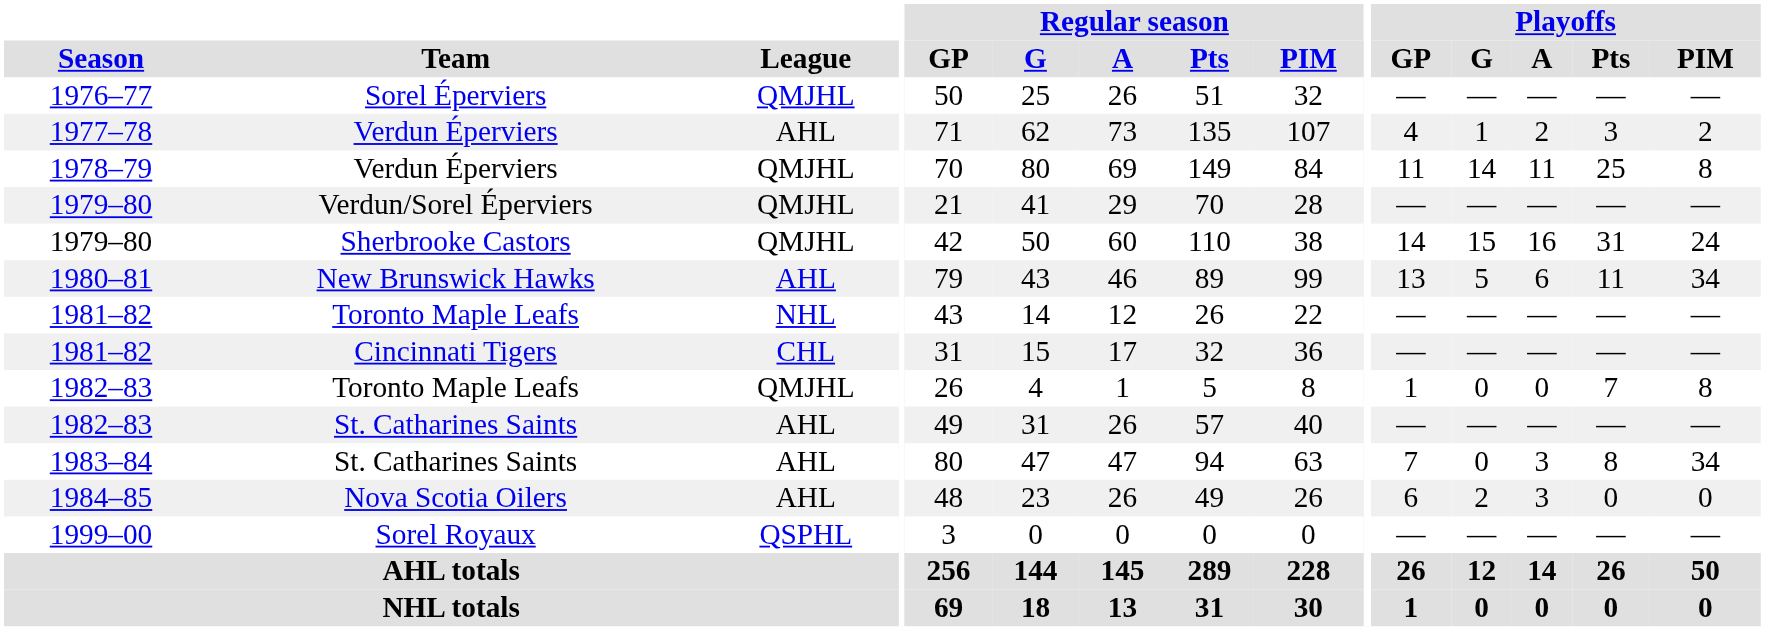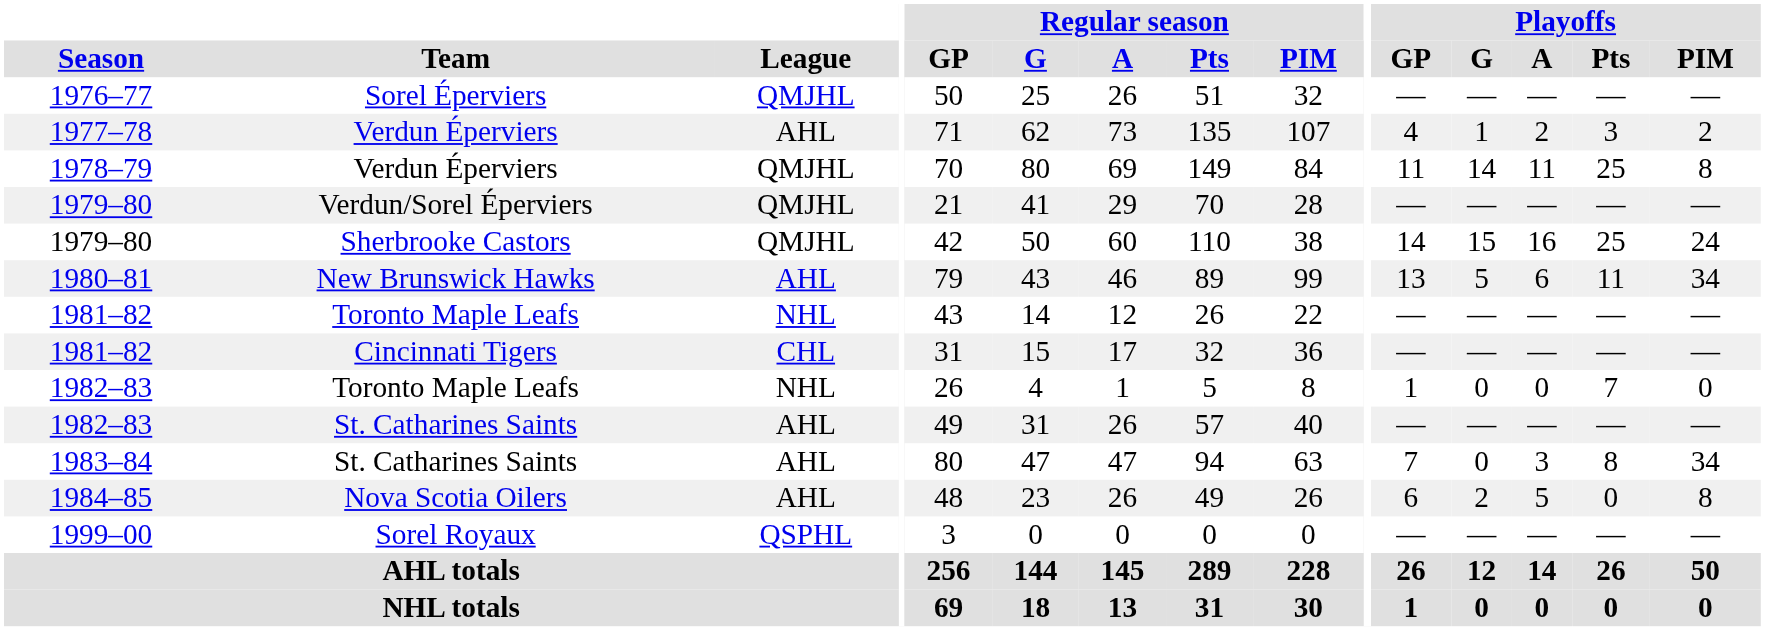(1611, 241) 31 -> (1611, 241) 25
(806, 387) QMJHL -> (806, 387) NHL
(1705, 387) 8 -> (1705, 387) 0
(1542, 497) 3 -> (1542, 497) 5
(1705, 497) 0 -> (1705, 497) 8
